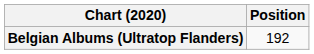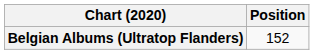(278, 37) 192 -> (278, 37) 152
